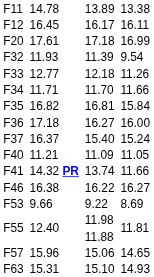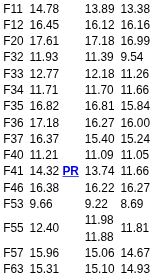(100, 25) 16.17 -> (100, 25) 16.12
(135, 25) 16.11 -> (135, 25) 16.16
(135, 253) 14.65 -> (135, 253) 14.67
